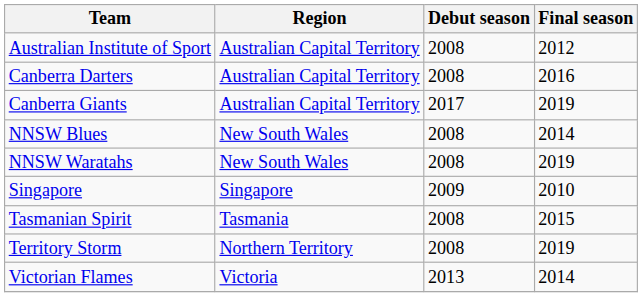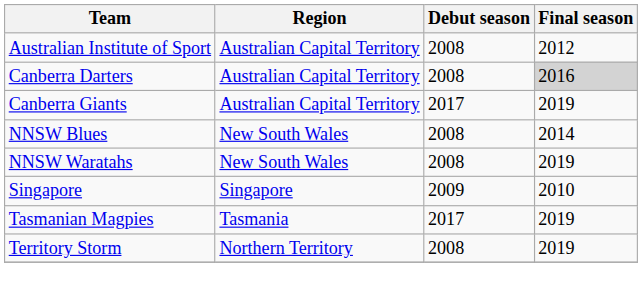(556, 76) no background -> (556, 76) lightgrey background
- row: (70, 219)
+ row: (81, 219)
- row: (71, 276)
